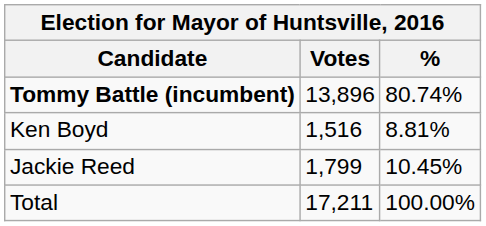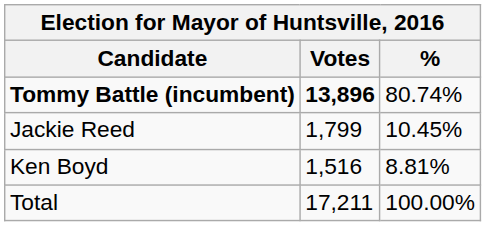(340, 94) normal -> (340, 94) bold
rows swapped: (72, 166) <-> (59, 130)
